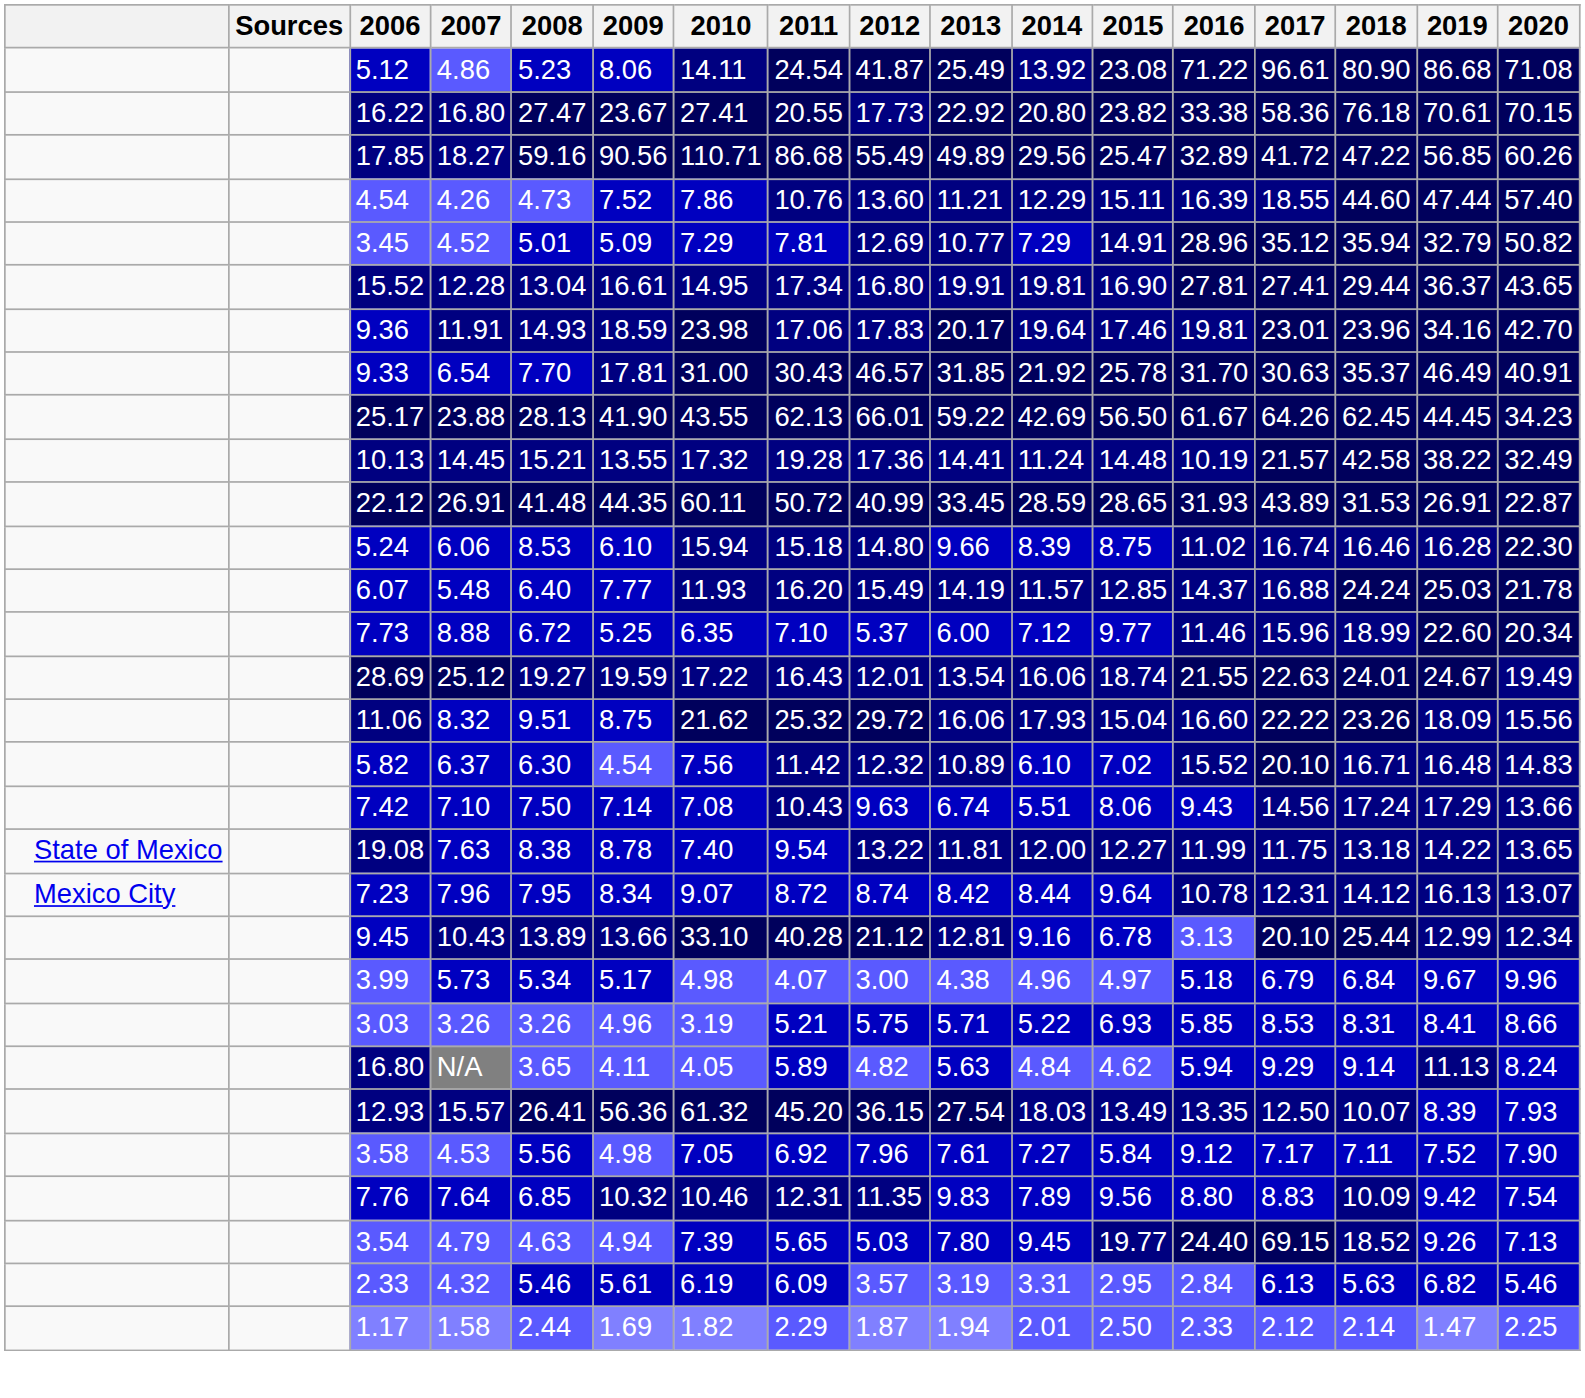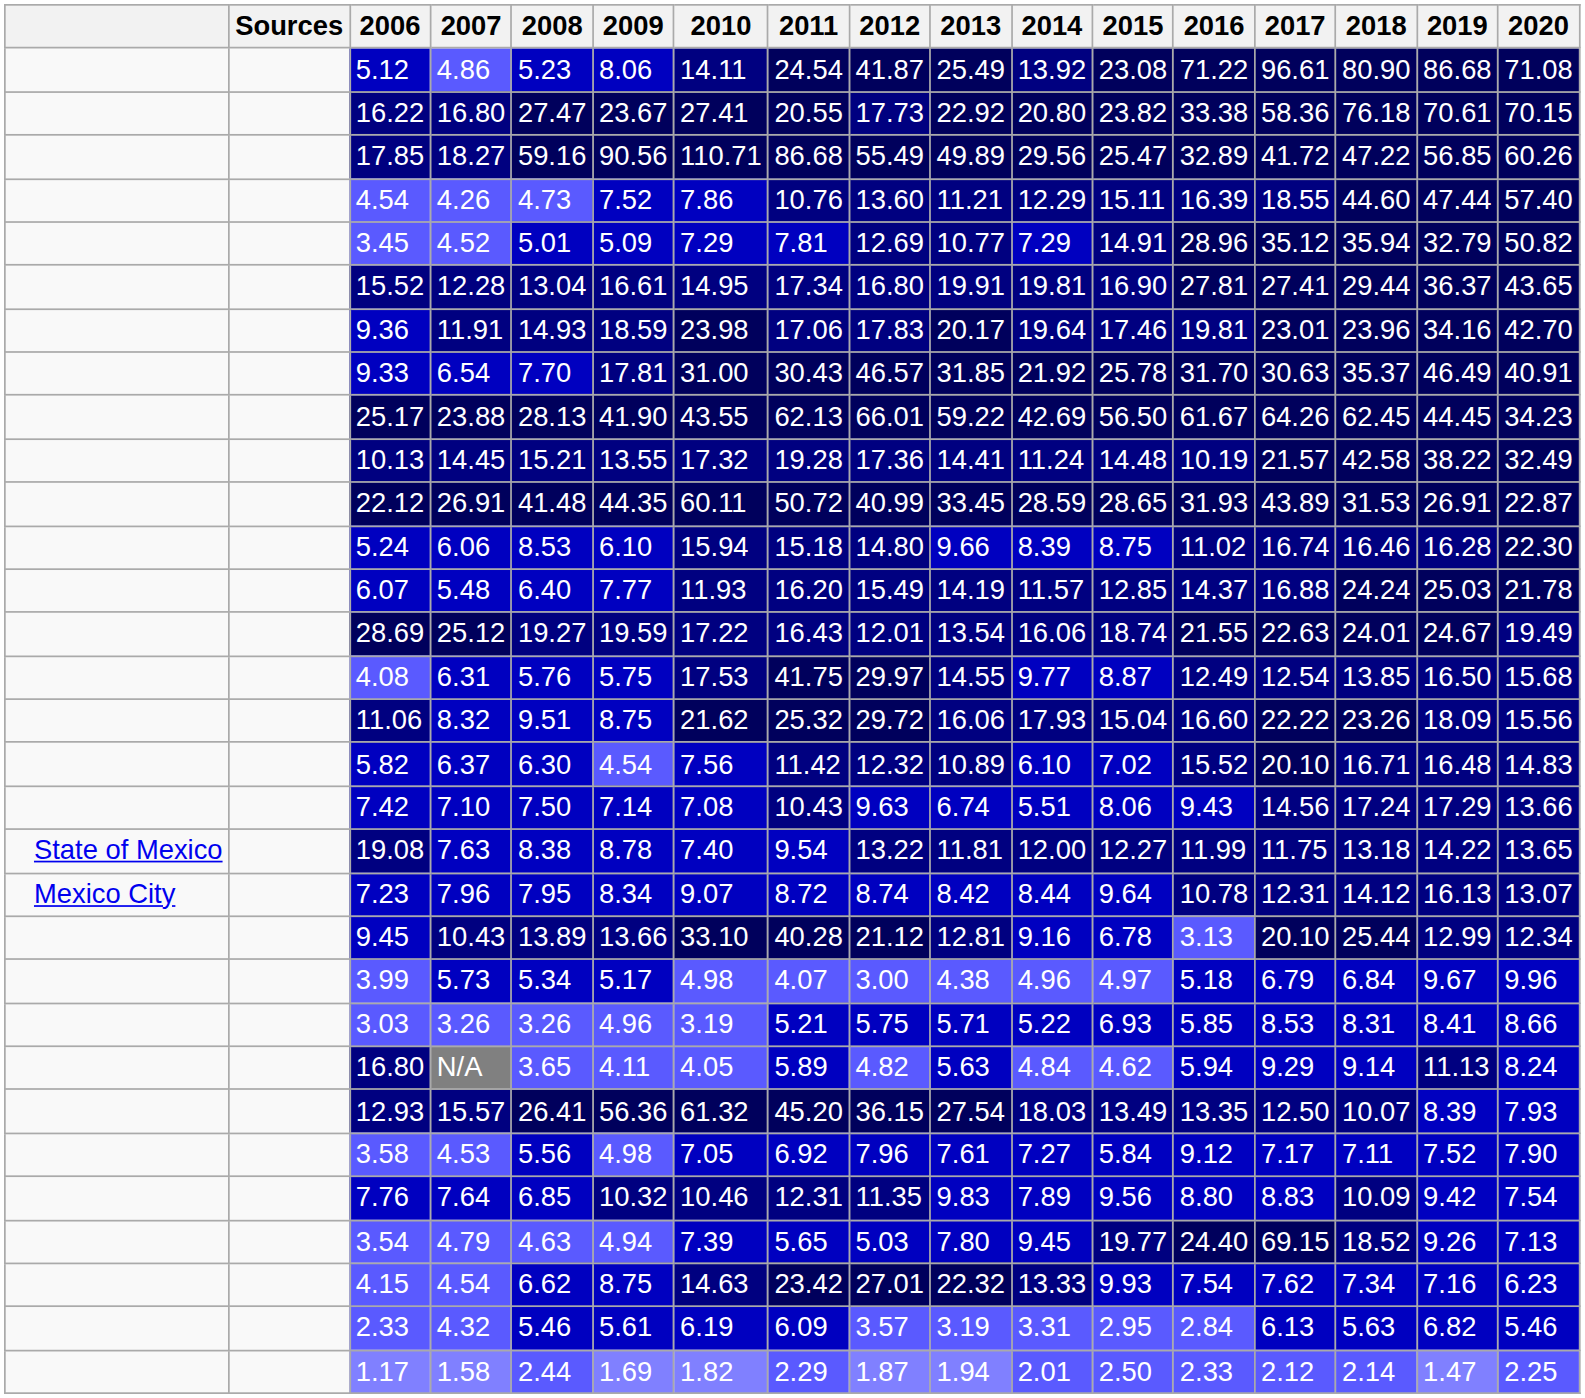- row: (382, 633)
+ row: (382, 677)
+ row: (382, 1284)
